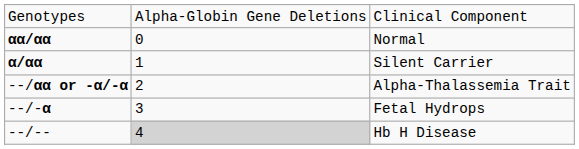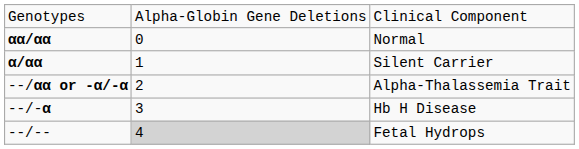(429, 109) Fetal Hydrops -> (425, 109) Hb H Disease
(425, 133) Hb H Disease -> (429, 133) Fetal Hydrops
